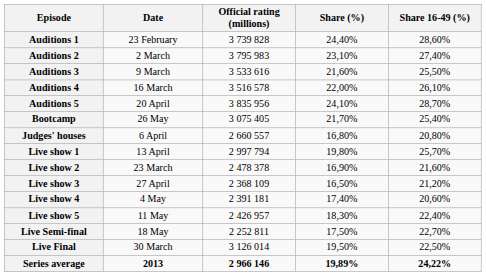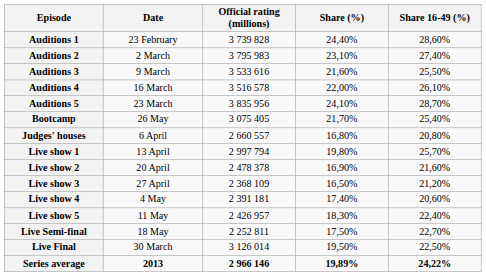(153, 103) 20 April -> (153, 103) 23 March
(153, 167) 23 March -> (153, 167) 20 April
